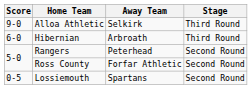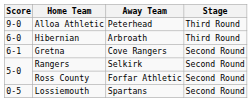(125, 24) Selkirk -> (130, 24) Peterhead
+ row: (50, 51)
(130, 51) Peterhead -> (125, 64) Selkirk
